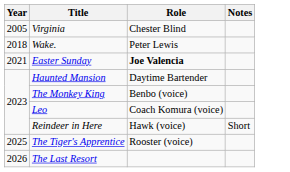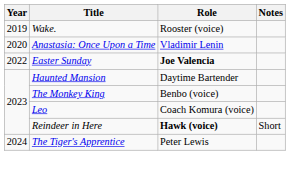- row: (48, 28)
(17, 45) 2018 -> (17, 28) 2019
(154, 45) Peter Lewis -> (192, 28) Rooster (voice)
+ row: (94, 45)
(17, 61) 2021 -> (17, 61) 2022
(157, 126) normal -> (189, 126) bold
(17, 142) 2025 -> (17, 142) 2024
(161, 142) Rooster (voice) -> (184, 142) Peter Lewis
- row: (64, 158)
